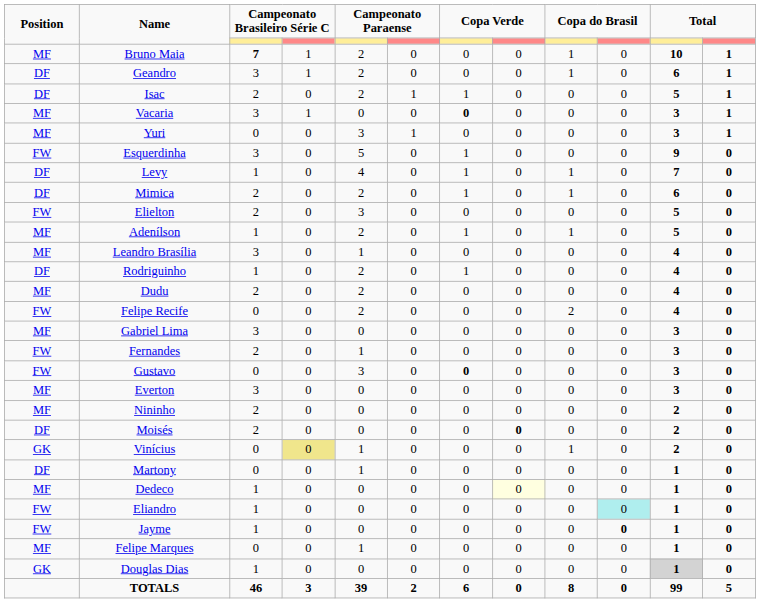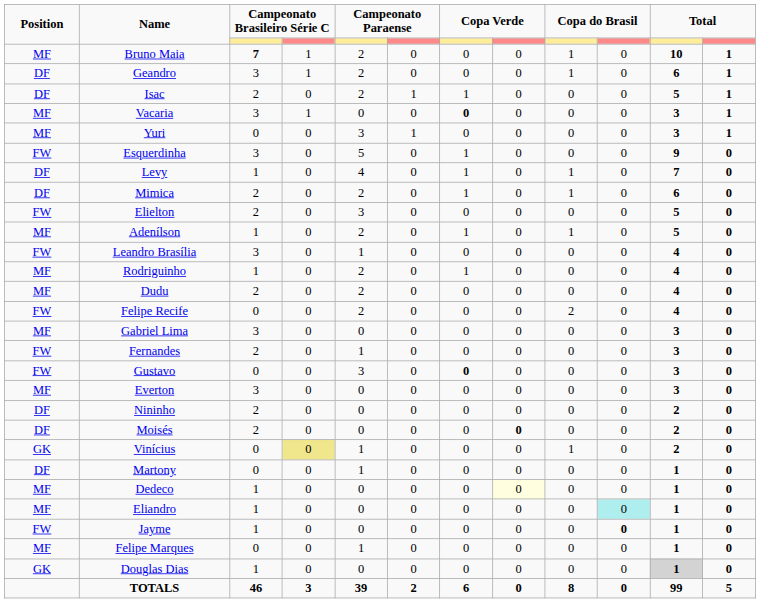(42, 251) MF -> (42, 251) FW
(42, 271) DF -> (42, 271) MF
(42, 410) MF -> (42, 410) DF
(42, 509) FW -> (42, 509) MF
